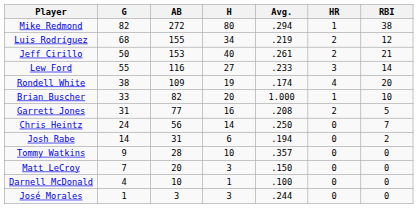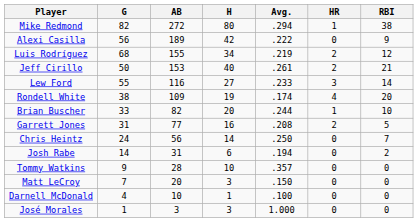+ row: (51, 40)
(282, 97) 1.000 -> (282, 111) .244
(282, 196) .244 -> (282, 210) 1.000
